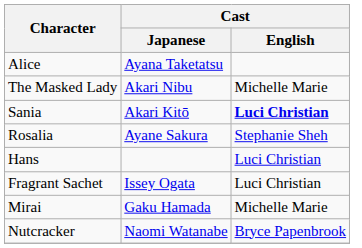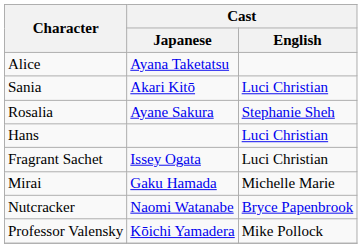- row: (63, 87)
(282, 111) bold -> (285, 87) normal
+ row: (66, 231)
